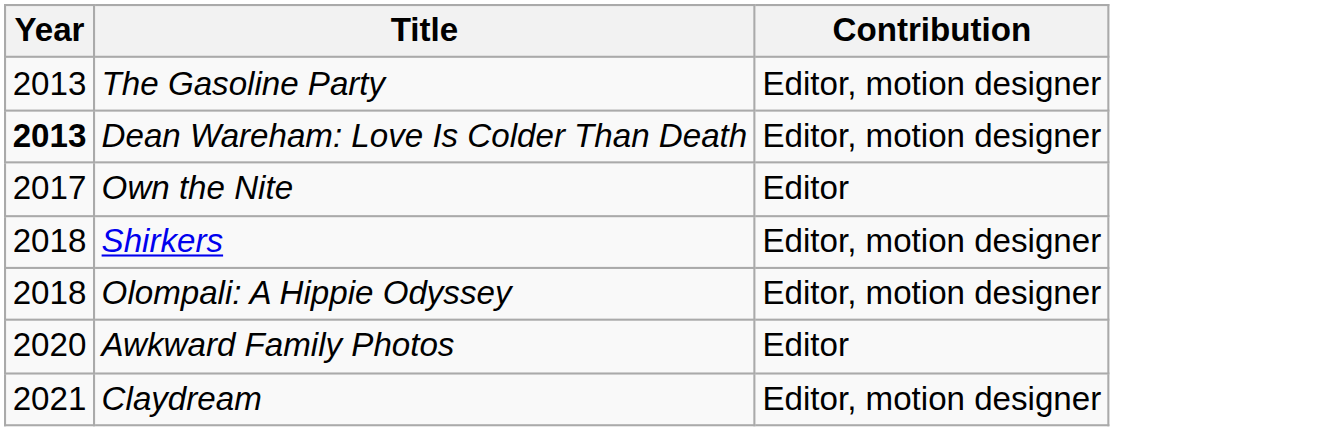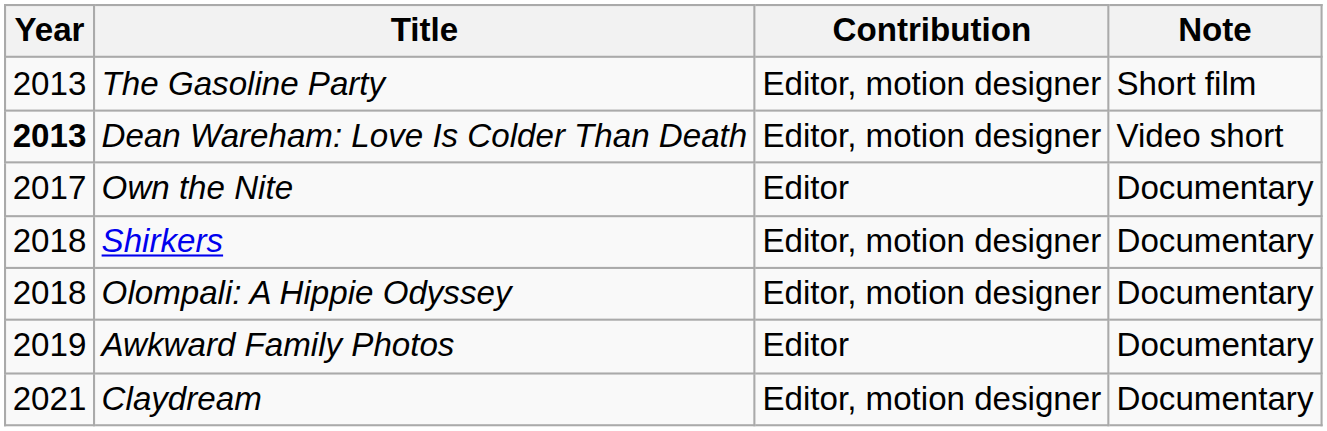+ column: (1215, 30)
(50, 345) 2020 -> (50, 345) 2019
